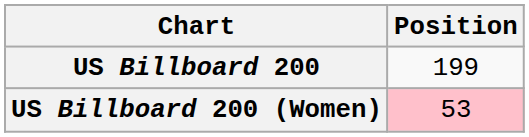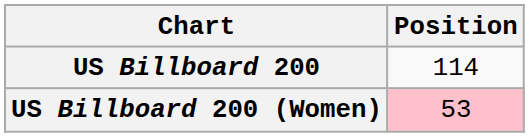(456, 68) 199 -> (456, 68) 114
